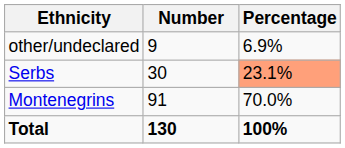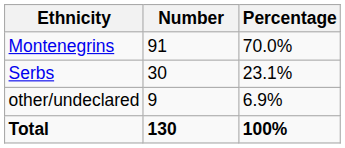rows swapped: (61, 101) <-> (74, 45)
(267, 73) lightsalmon background -> (267, 73) no background
